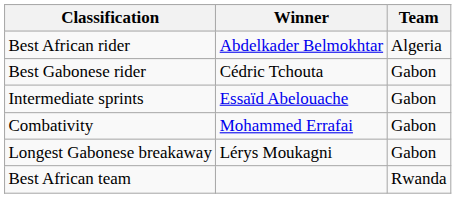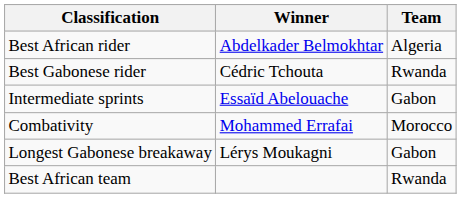(414, 71) Gabon -> (419, 71) Rwanda
(414, 125) Gabon -> (422, 125) Morocco
